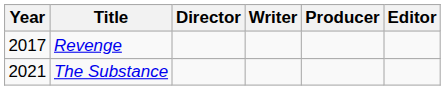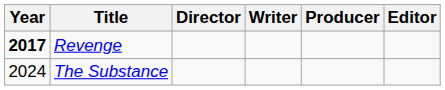(27, 44) normal -> (27, 44) bold
(27, 71) 2021 -> (27, 71) 2024
